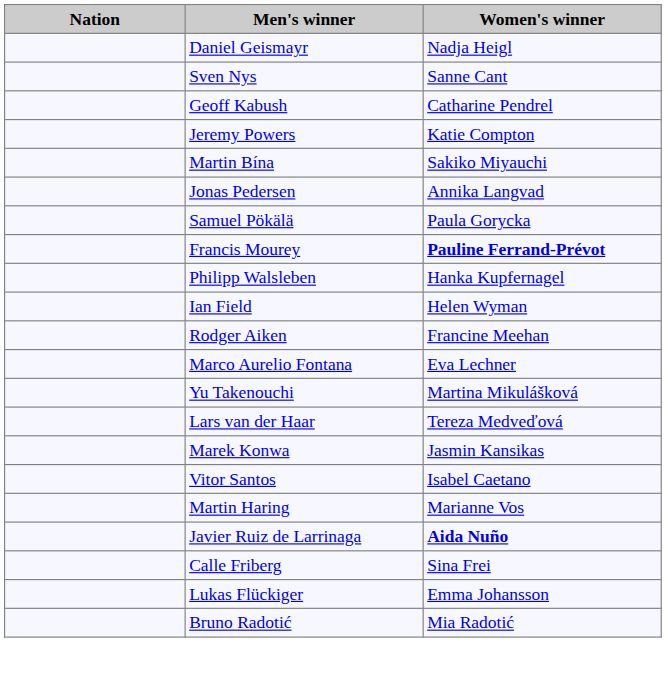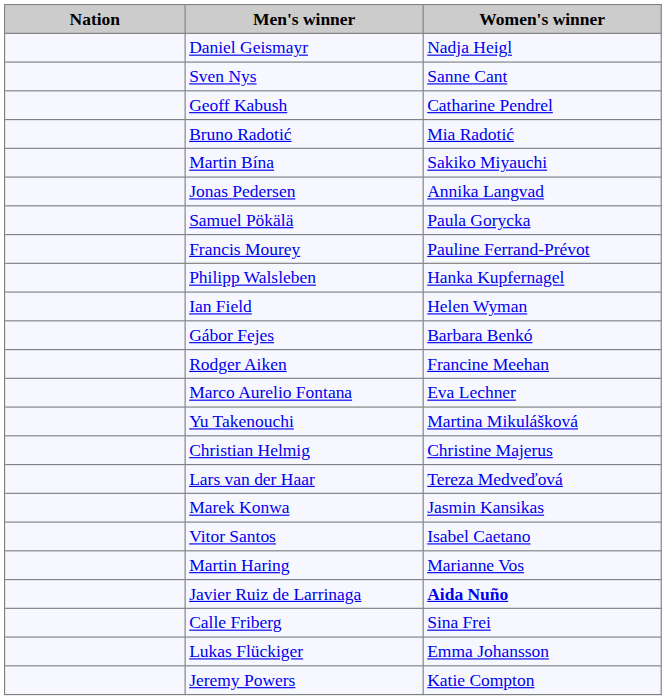rows swapped: (240, 622) <-> (242, 133)
(516, 248) bold -> (508, 248) normal
+ row: (232, 335)
+ row: (250, 450)
